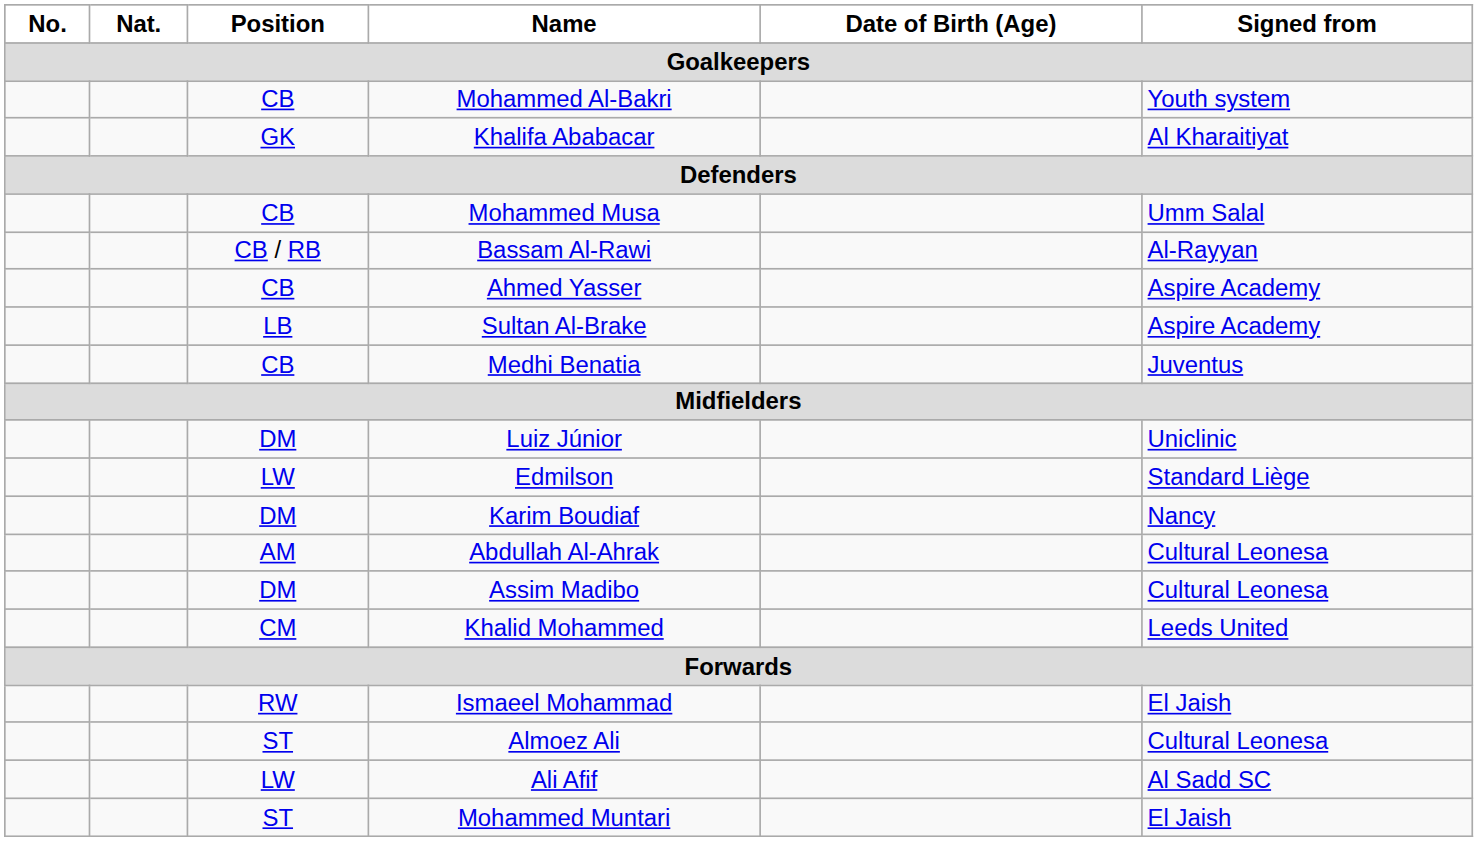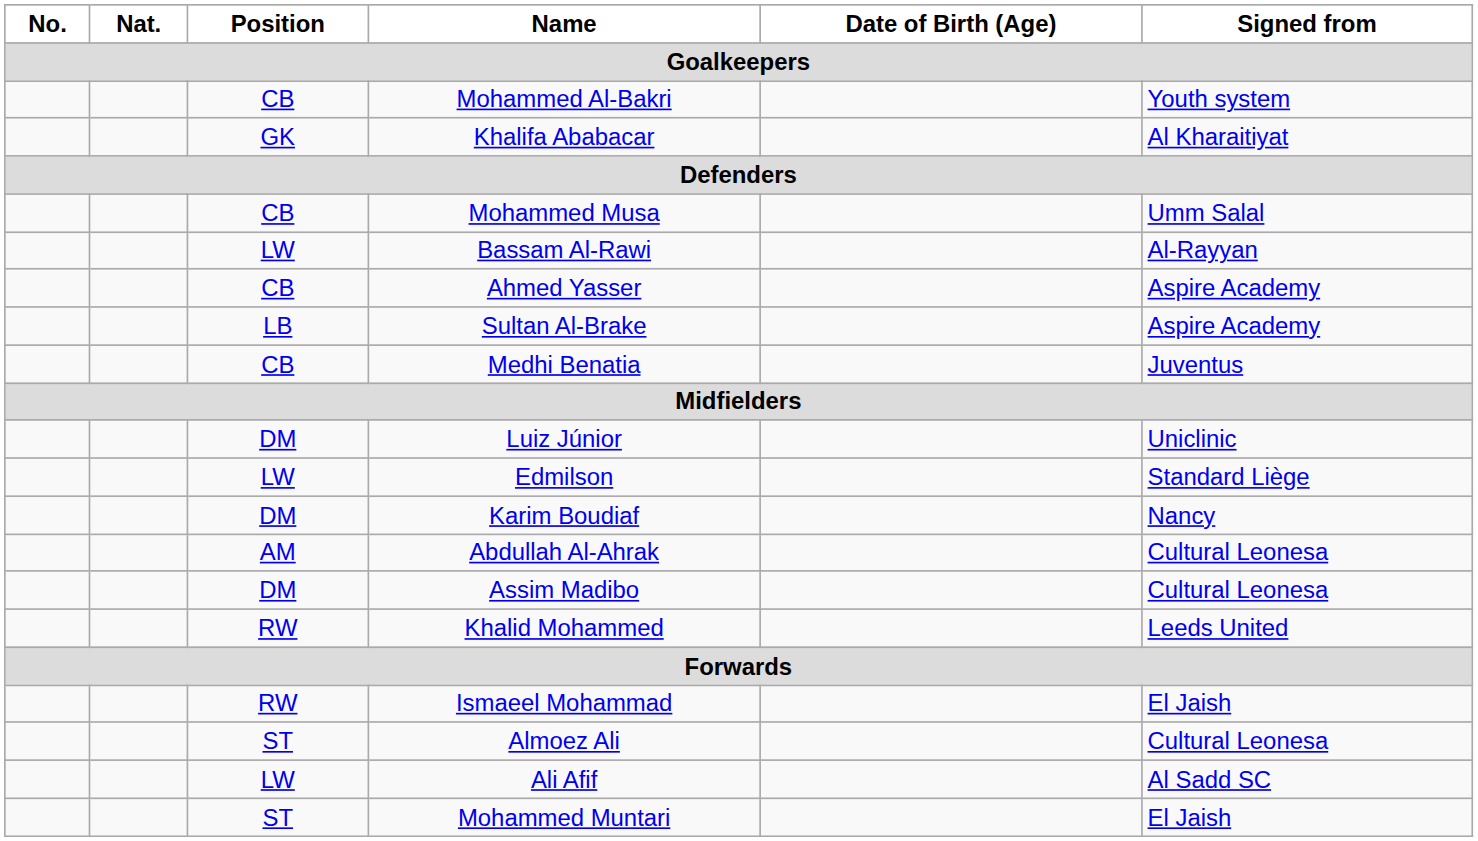(278, 251) CB / RB -> (278, 251) LW
(278, 628) CM -> (278, 628) RW
